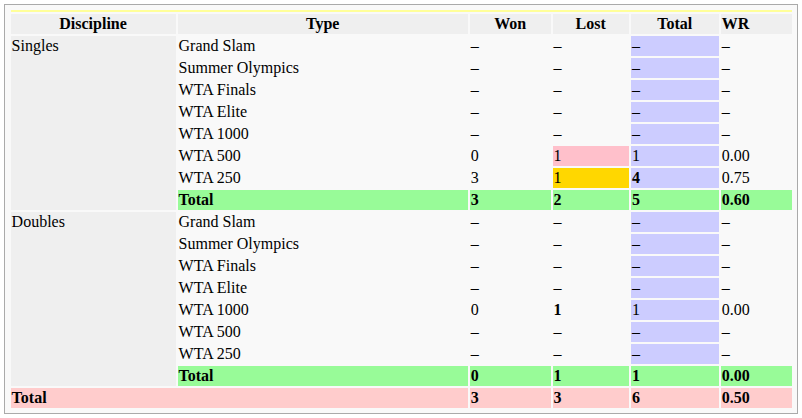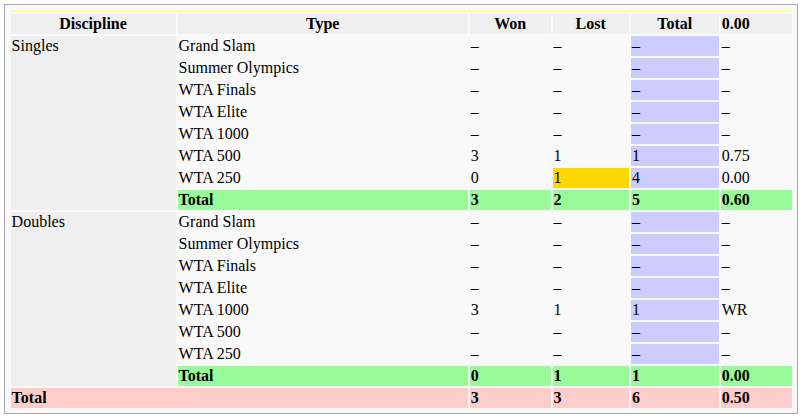(735, 24) WR -> (736, 24) 0.00
(475, 156) 0 -> (475, 156) 3
(558, 156) pink background -> (558, 156) no background
(736, 156) 0.00 -> (736, 156) 0.75
(475, 178) 3 -> (475, 178) 0
(636, 178) bold -> (636, 178) normal
(736, 178) 0.75 -> (736, 178) 0.00
(475, 310) 0 -> (475, 310) 3
(558, 310) bold -> (558, 310) normal
(736, 310) 0.00 -> (735, 310) WR
